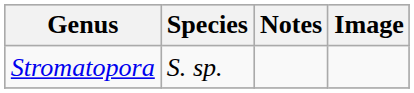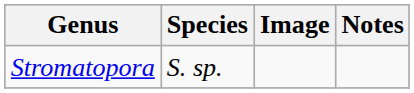columns swapped: (291, 25) <-> (369, 25)
